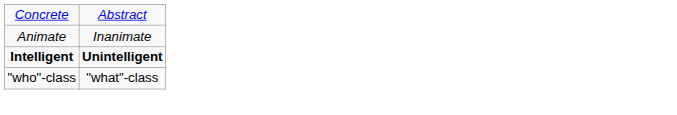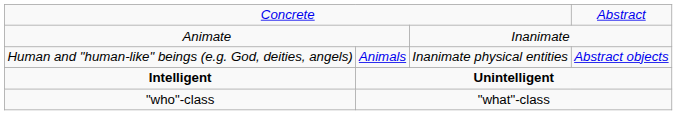+ row: (180, 57)
